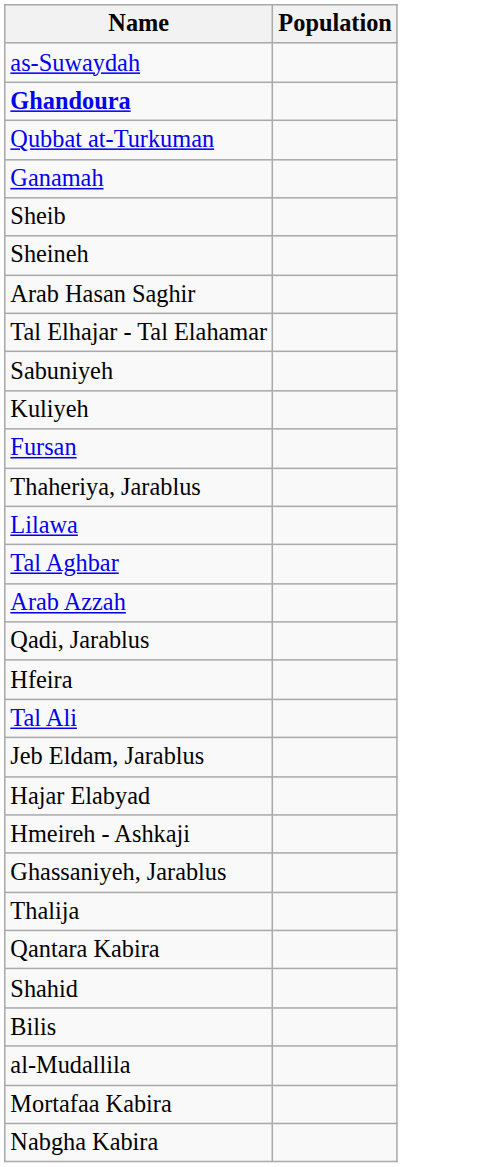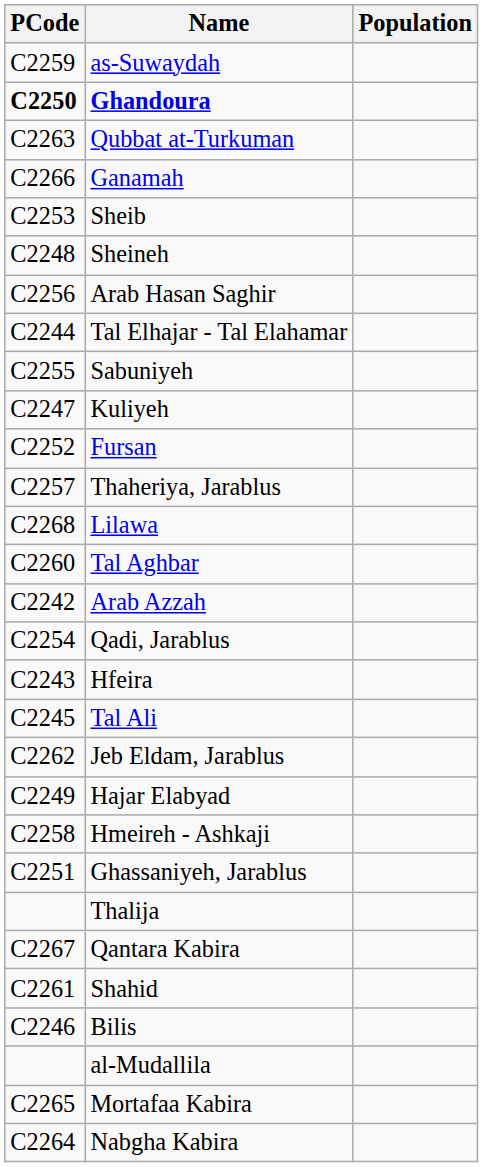+ column: (45, 23)
